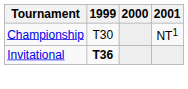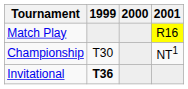+ row: (37, 33)
